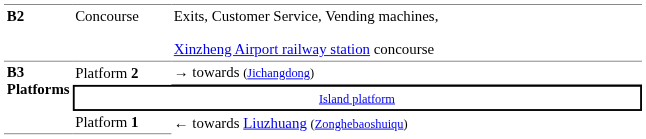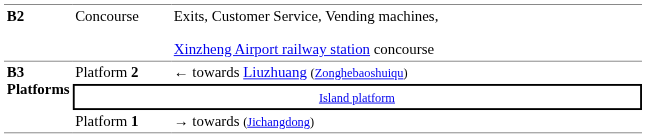(244, 72) → towards (Jichangdong) -> (291, 72) ← towards Liuzhuang (Zonghebaoshuiqu)
(291, 122) ← towards Liuzhuang (Zonghebaoshuiqu) -> (244, 121) → towards (Jichangdong)
